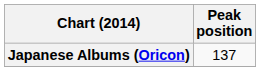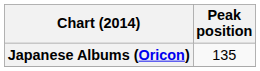(224, 54) 137 -> (224, 54) 135
